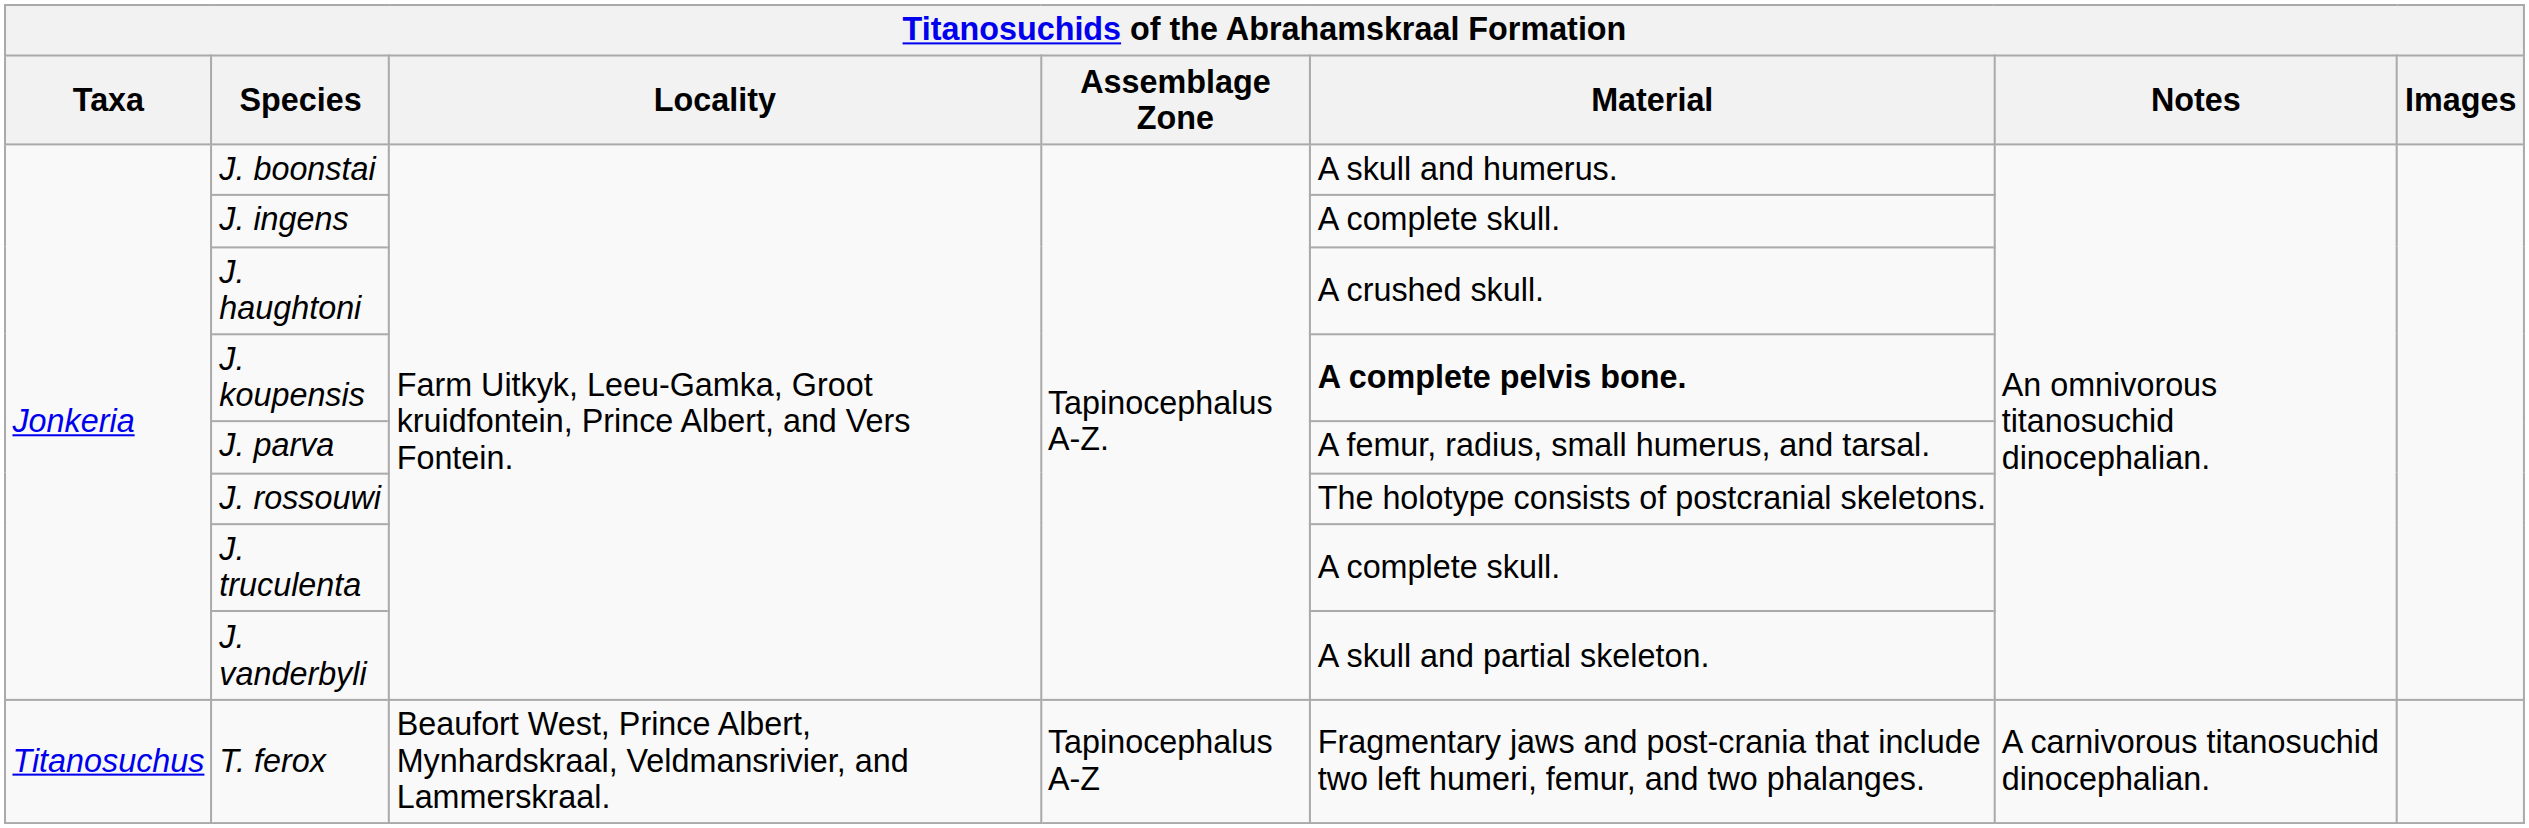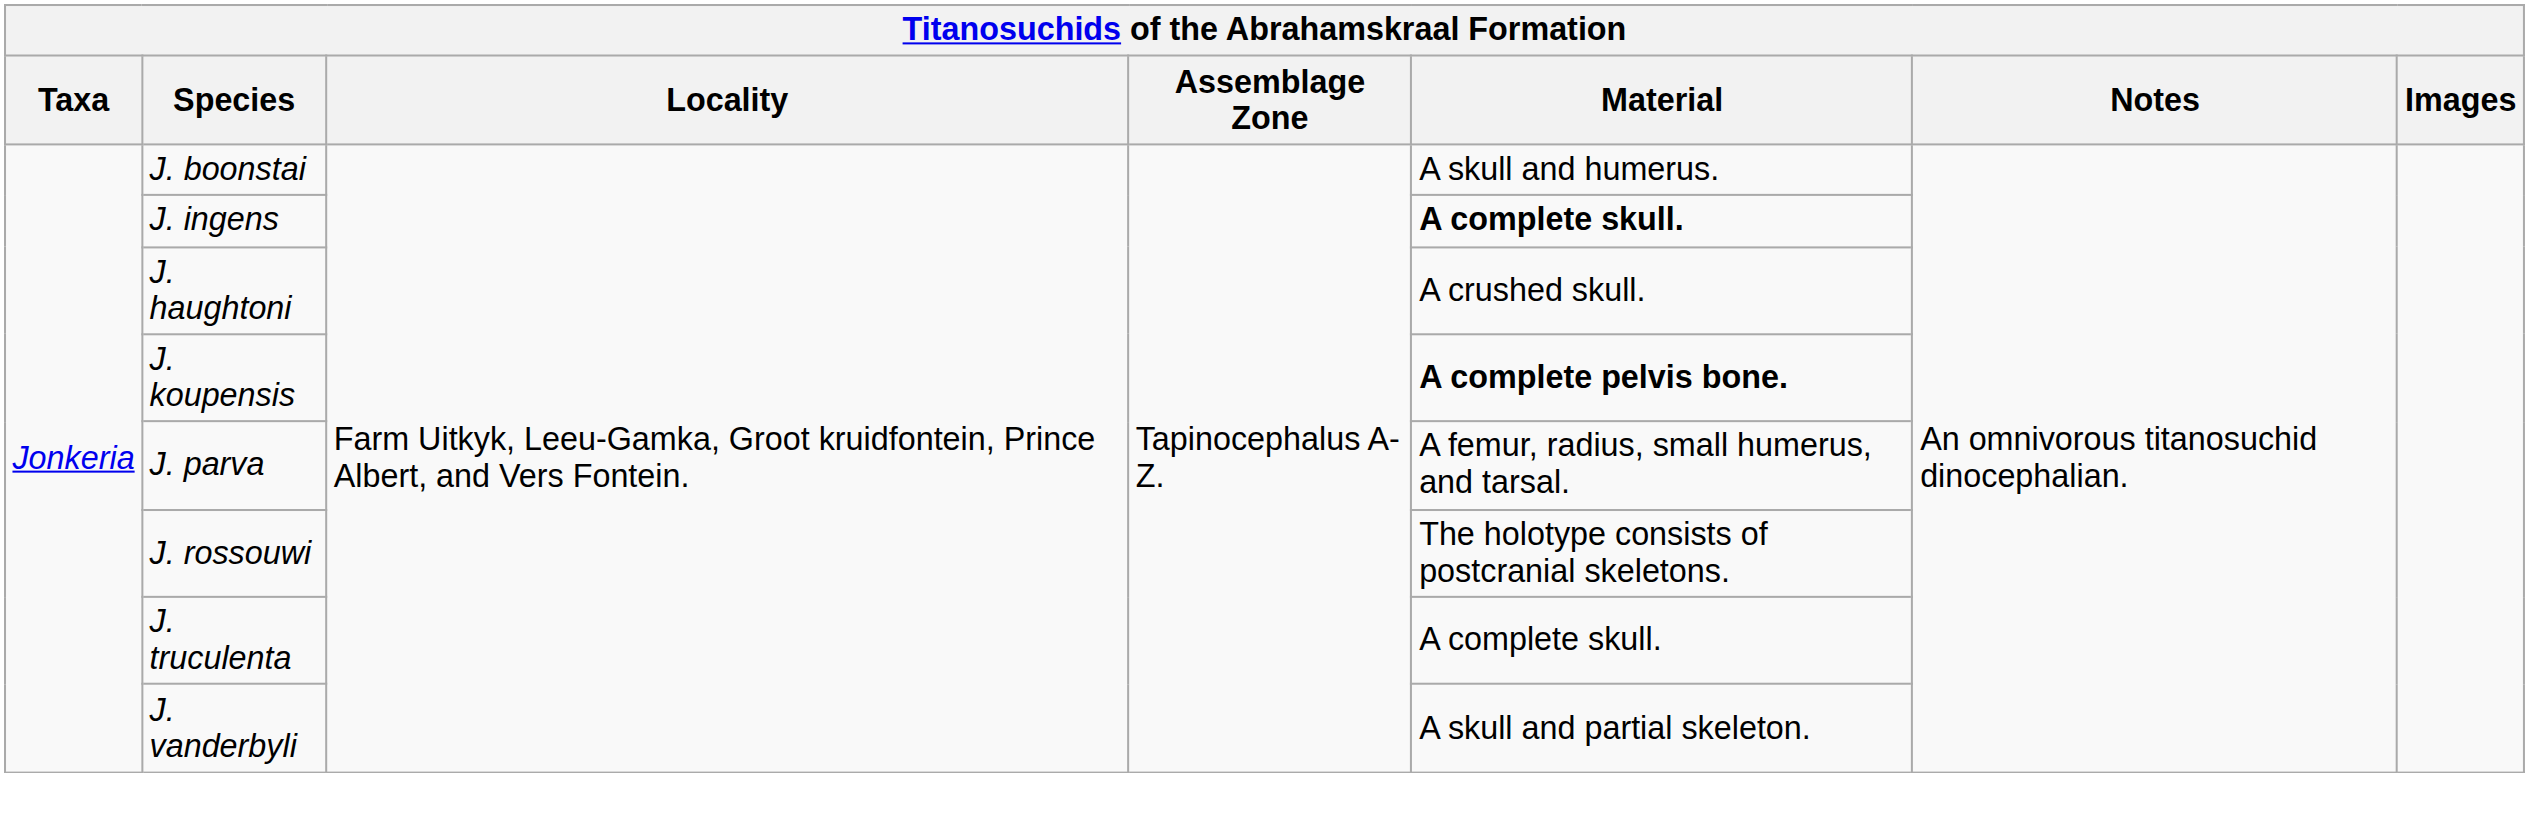(1439, 220) normal -> (1551, 220) bold
- row: (273, 760)
